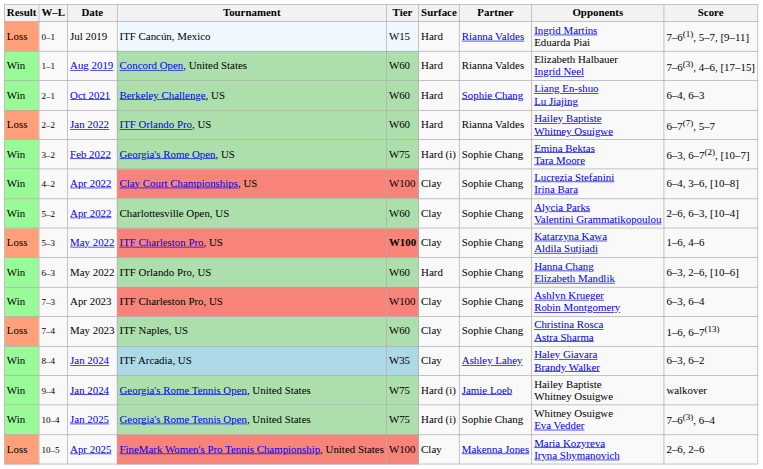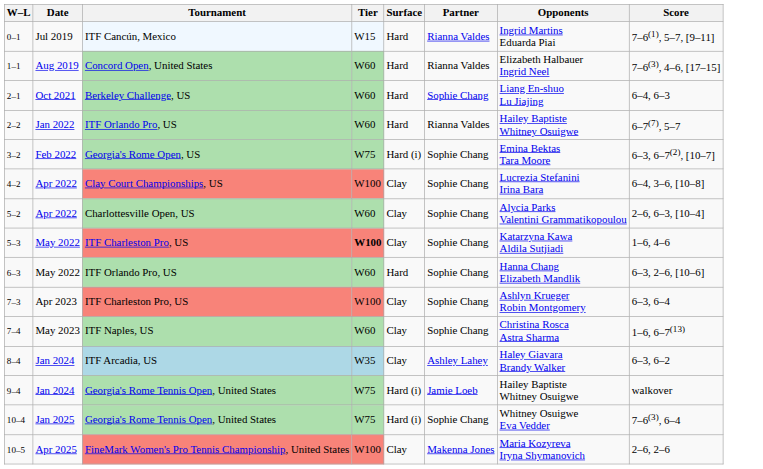- column: (22, 13)
